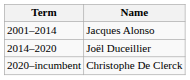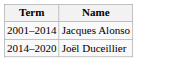- row: (134, 65)
